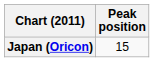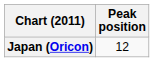(122, 47) 15 -> (122, 47) 12
